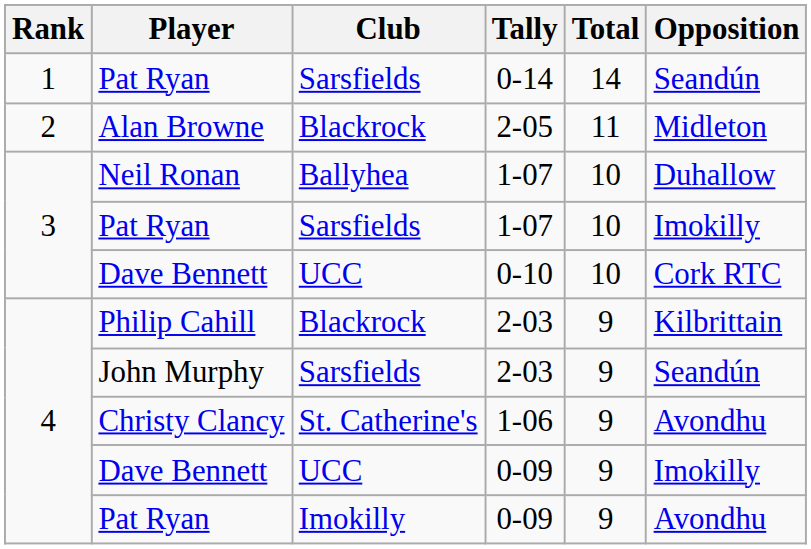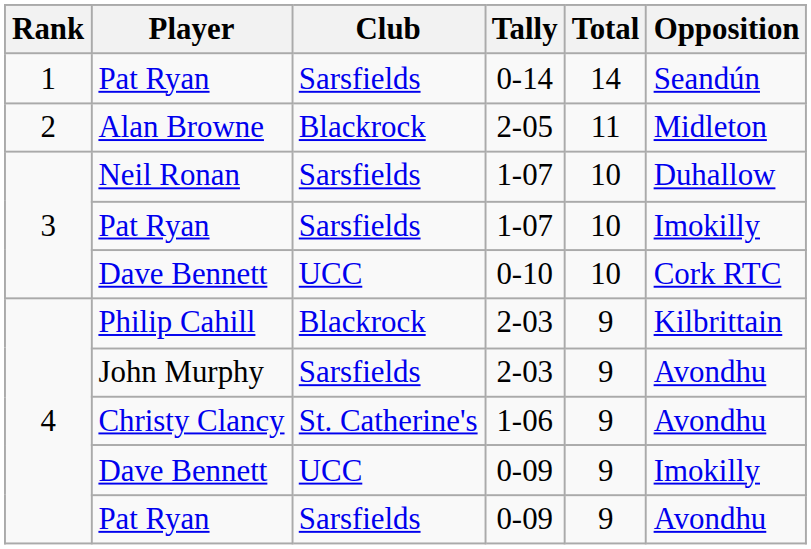(354, 175) Ballyhea -> (360, 175) Sarsfields
(707, 371) Seandún -> (710, 371) Avondhu
(352, 518) Imokilly -> (360, 518) Sarsfields
